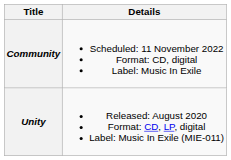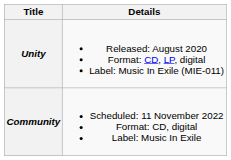rows swapped: (33, 121) <-> (33, 53)
